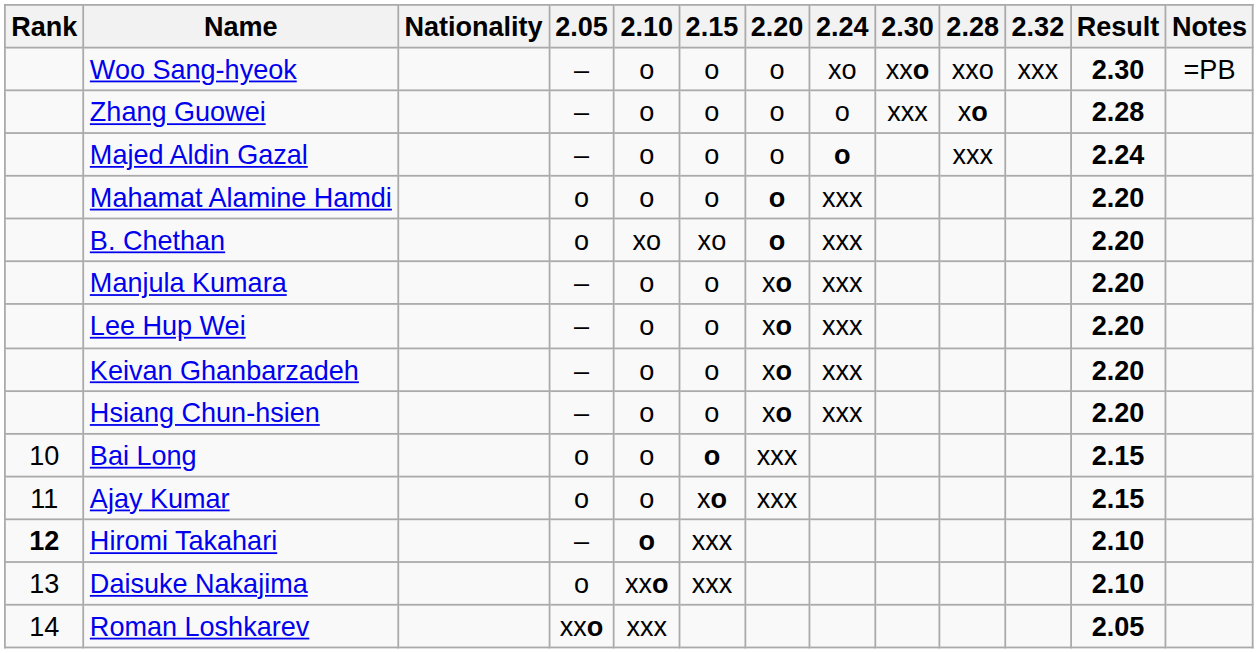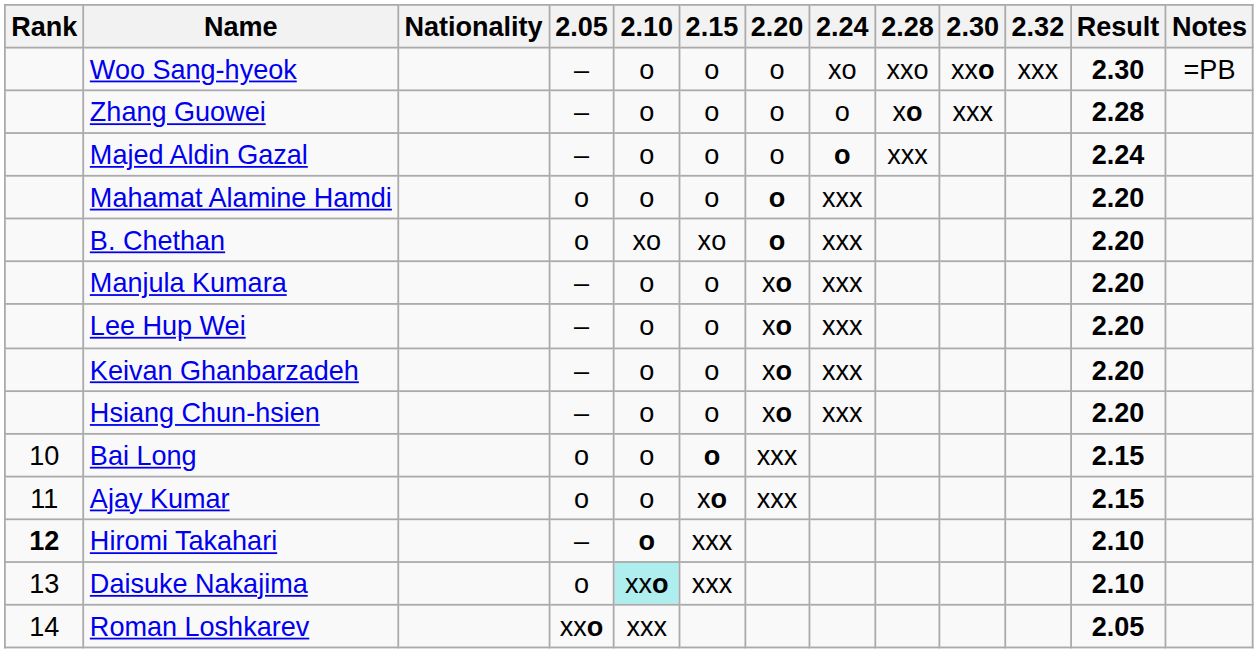columns swapped: (973, 26) <-> (907, 26)
(647, 583) no background -> (647, 583) paleturquoise background
